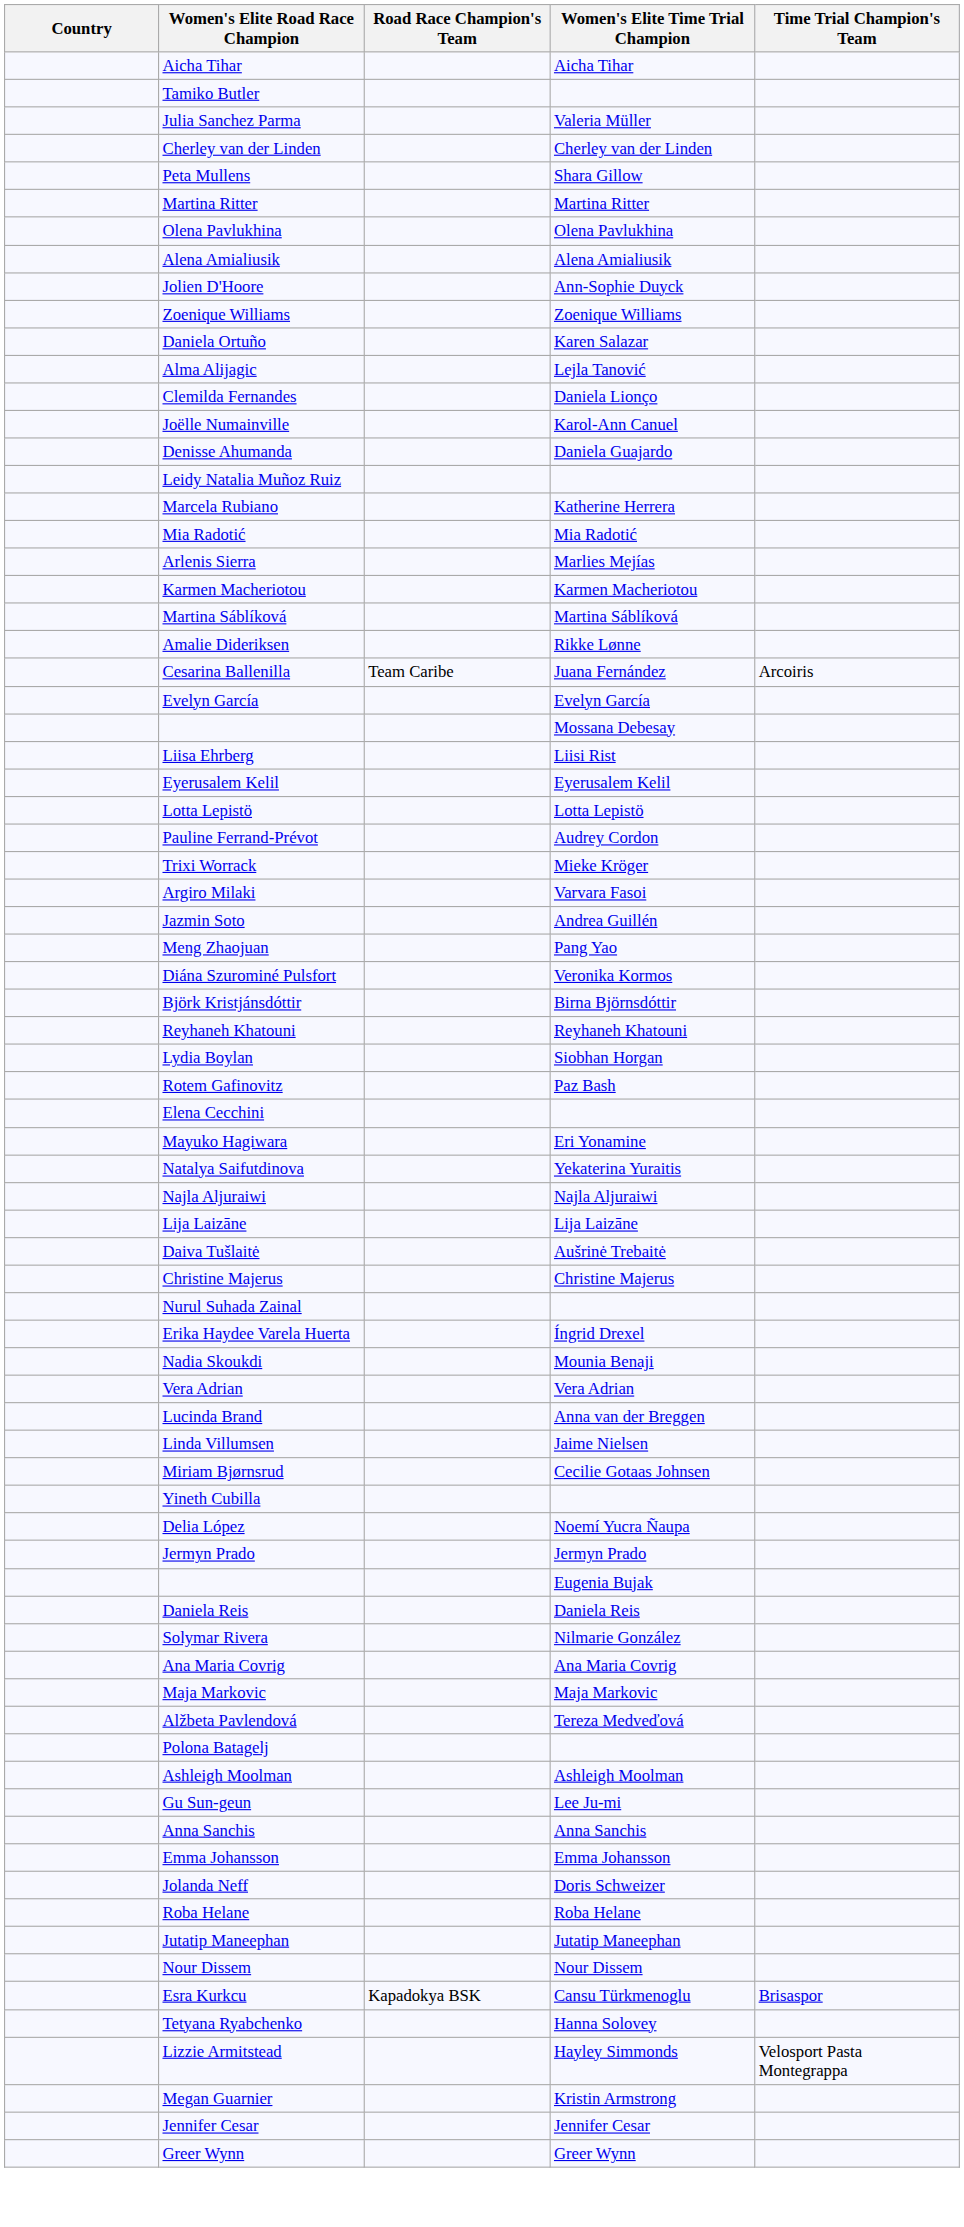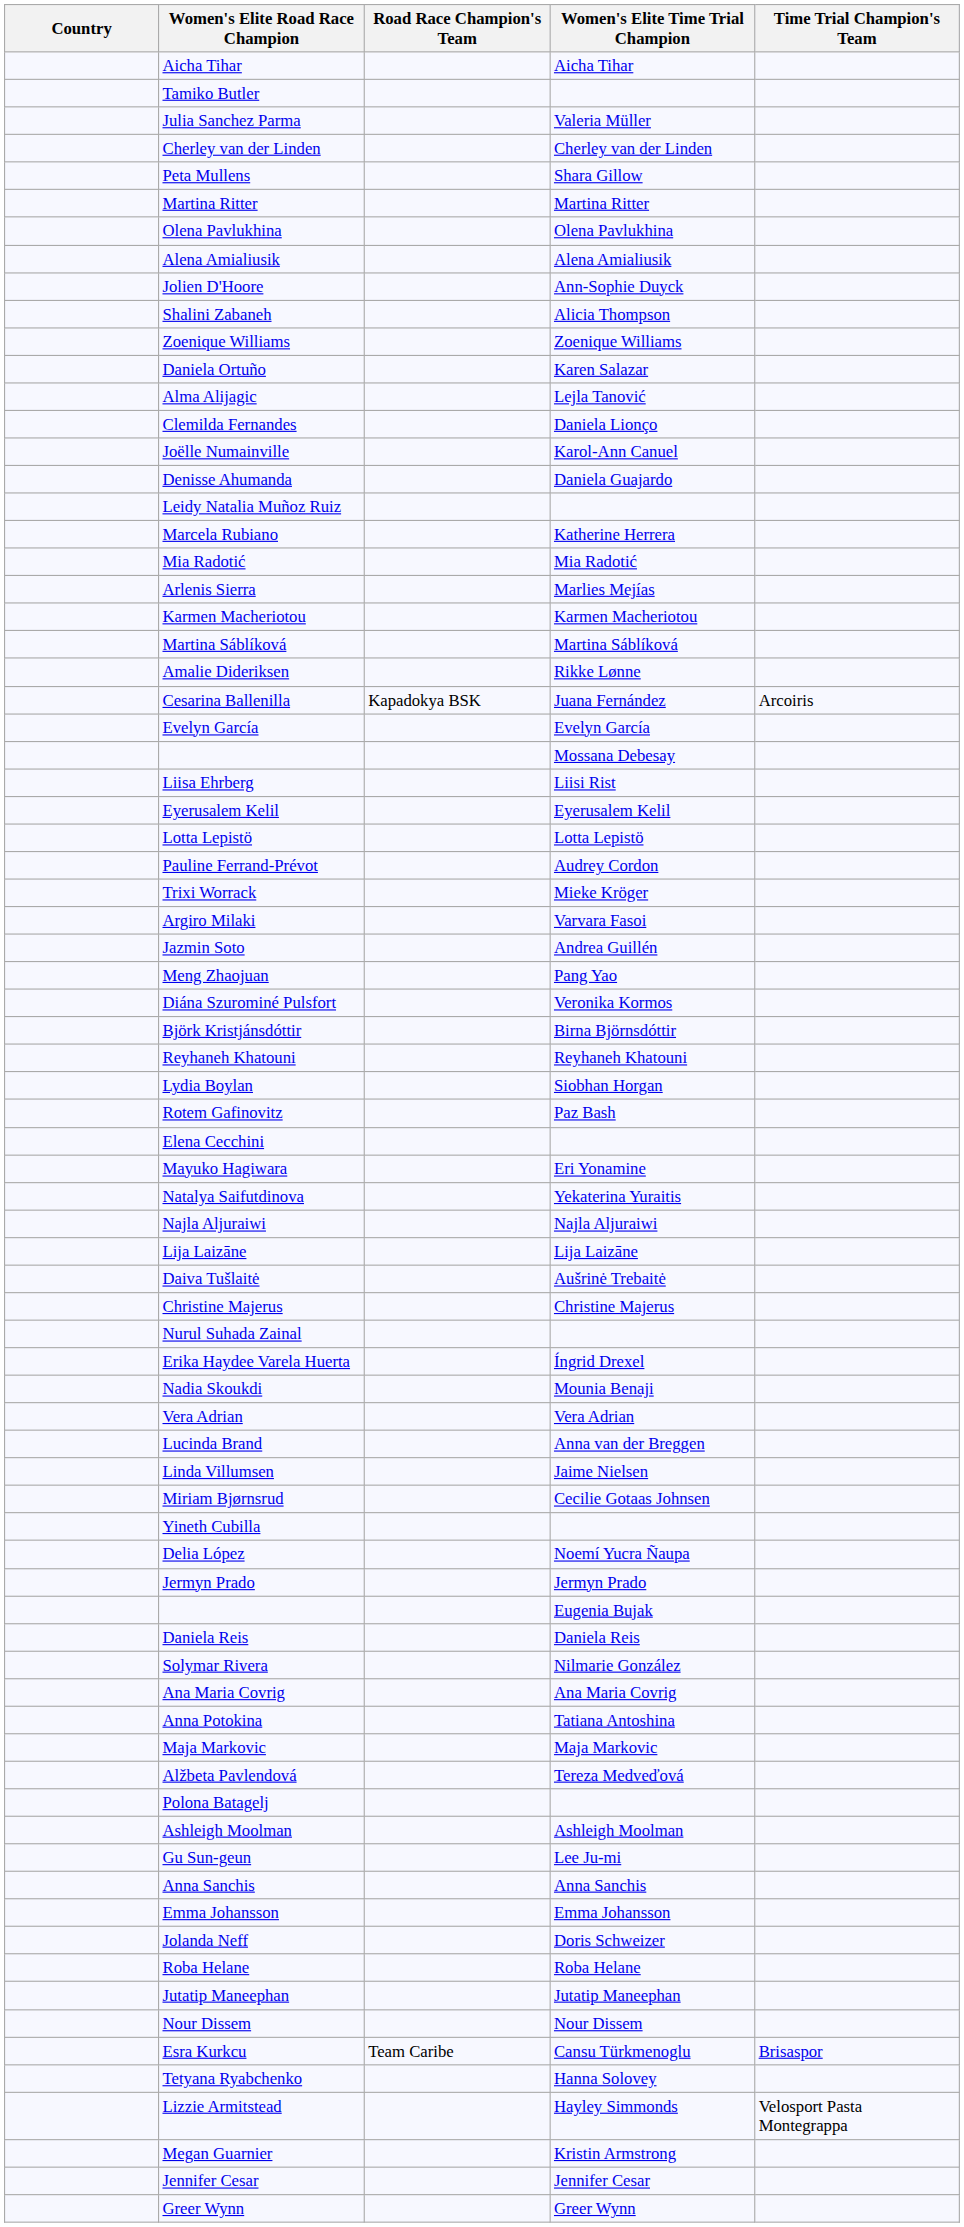+ row: (217, 313)
(411, 672) Team Caribe -> (425, 699) Kapadokya BSK
+ row: (212, 1719)
(425, 1995) Kapadokya BSK -> (411, 2050) Team Caribe
